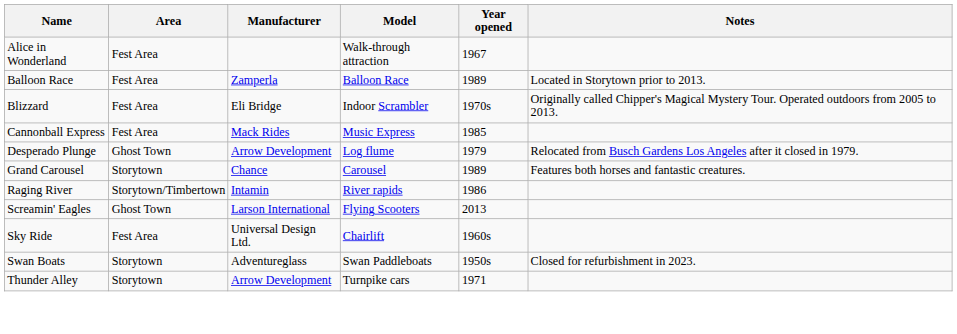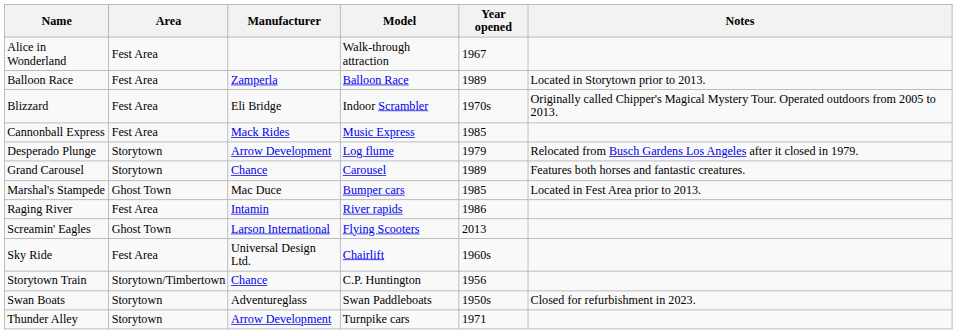(141, 151) Ghost Town -> (137, 151) Storytown
+ row: (56, 190)
(169, 190) Storytown/Timbertown -> (135, 209) Fest Area
+ row: (47, 280)
